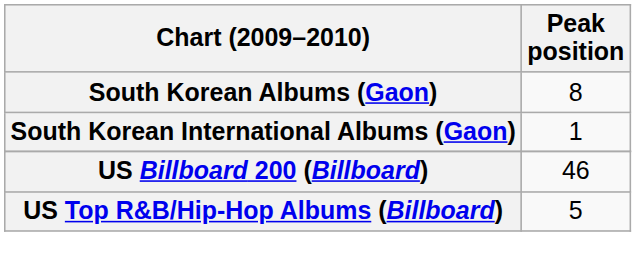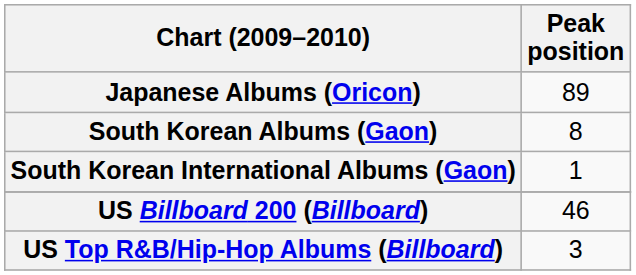+ row: (263, 91)
(576, 210) 5 -> (576, 250) 3
